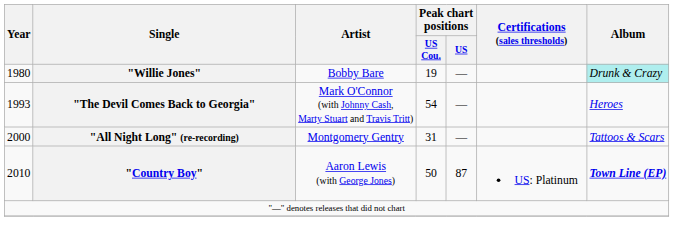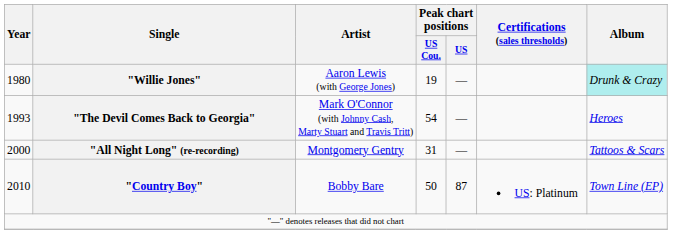(356, 73) Bobby Bare -> (356, 79) Aaron Lewis (with George Jones)
(356, 173) Aaron Lewis (with George Jones) -> (356, 186) Bobby Bare
(628, 173) bold -> (626, 186) normal
